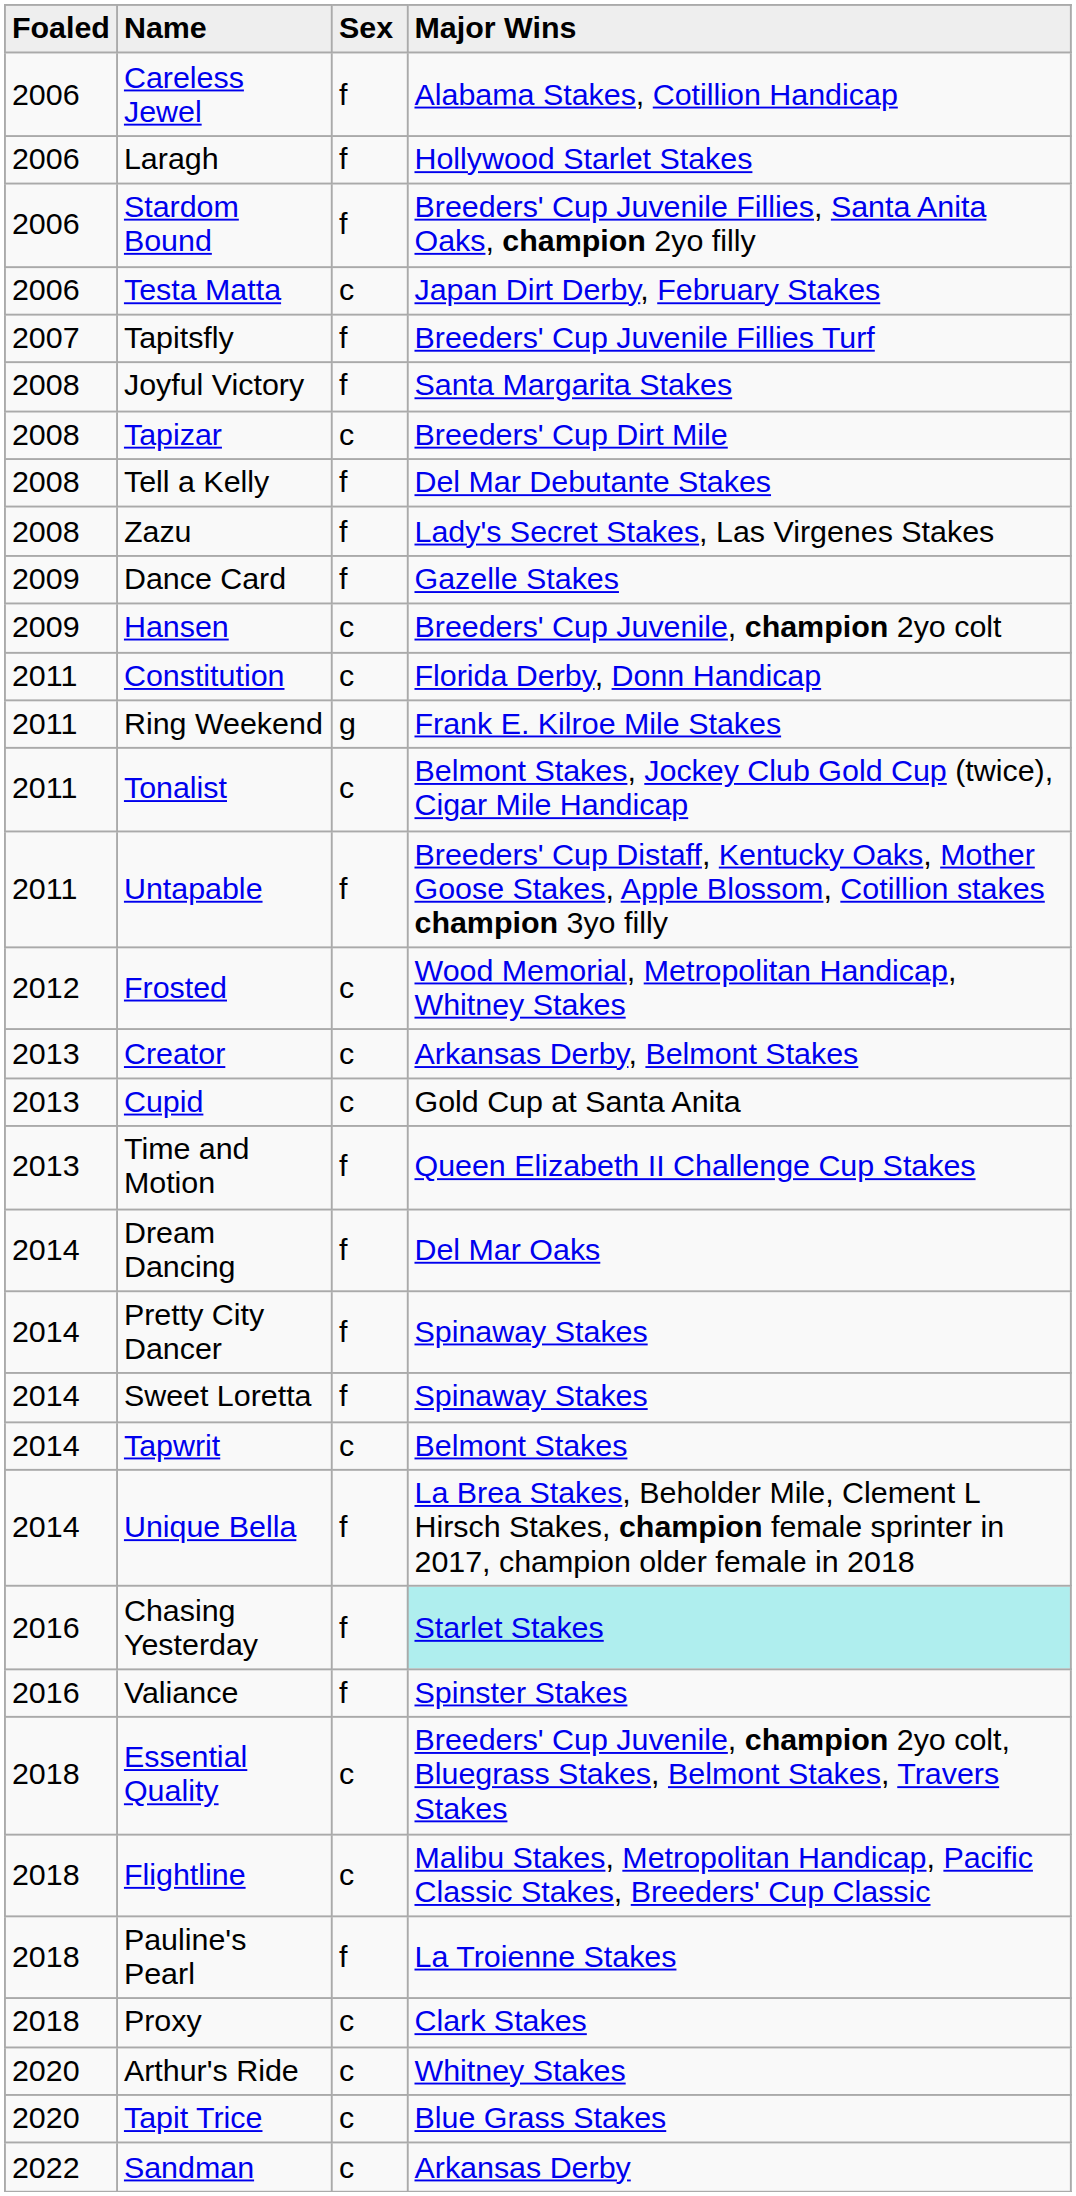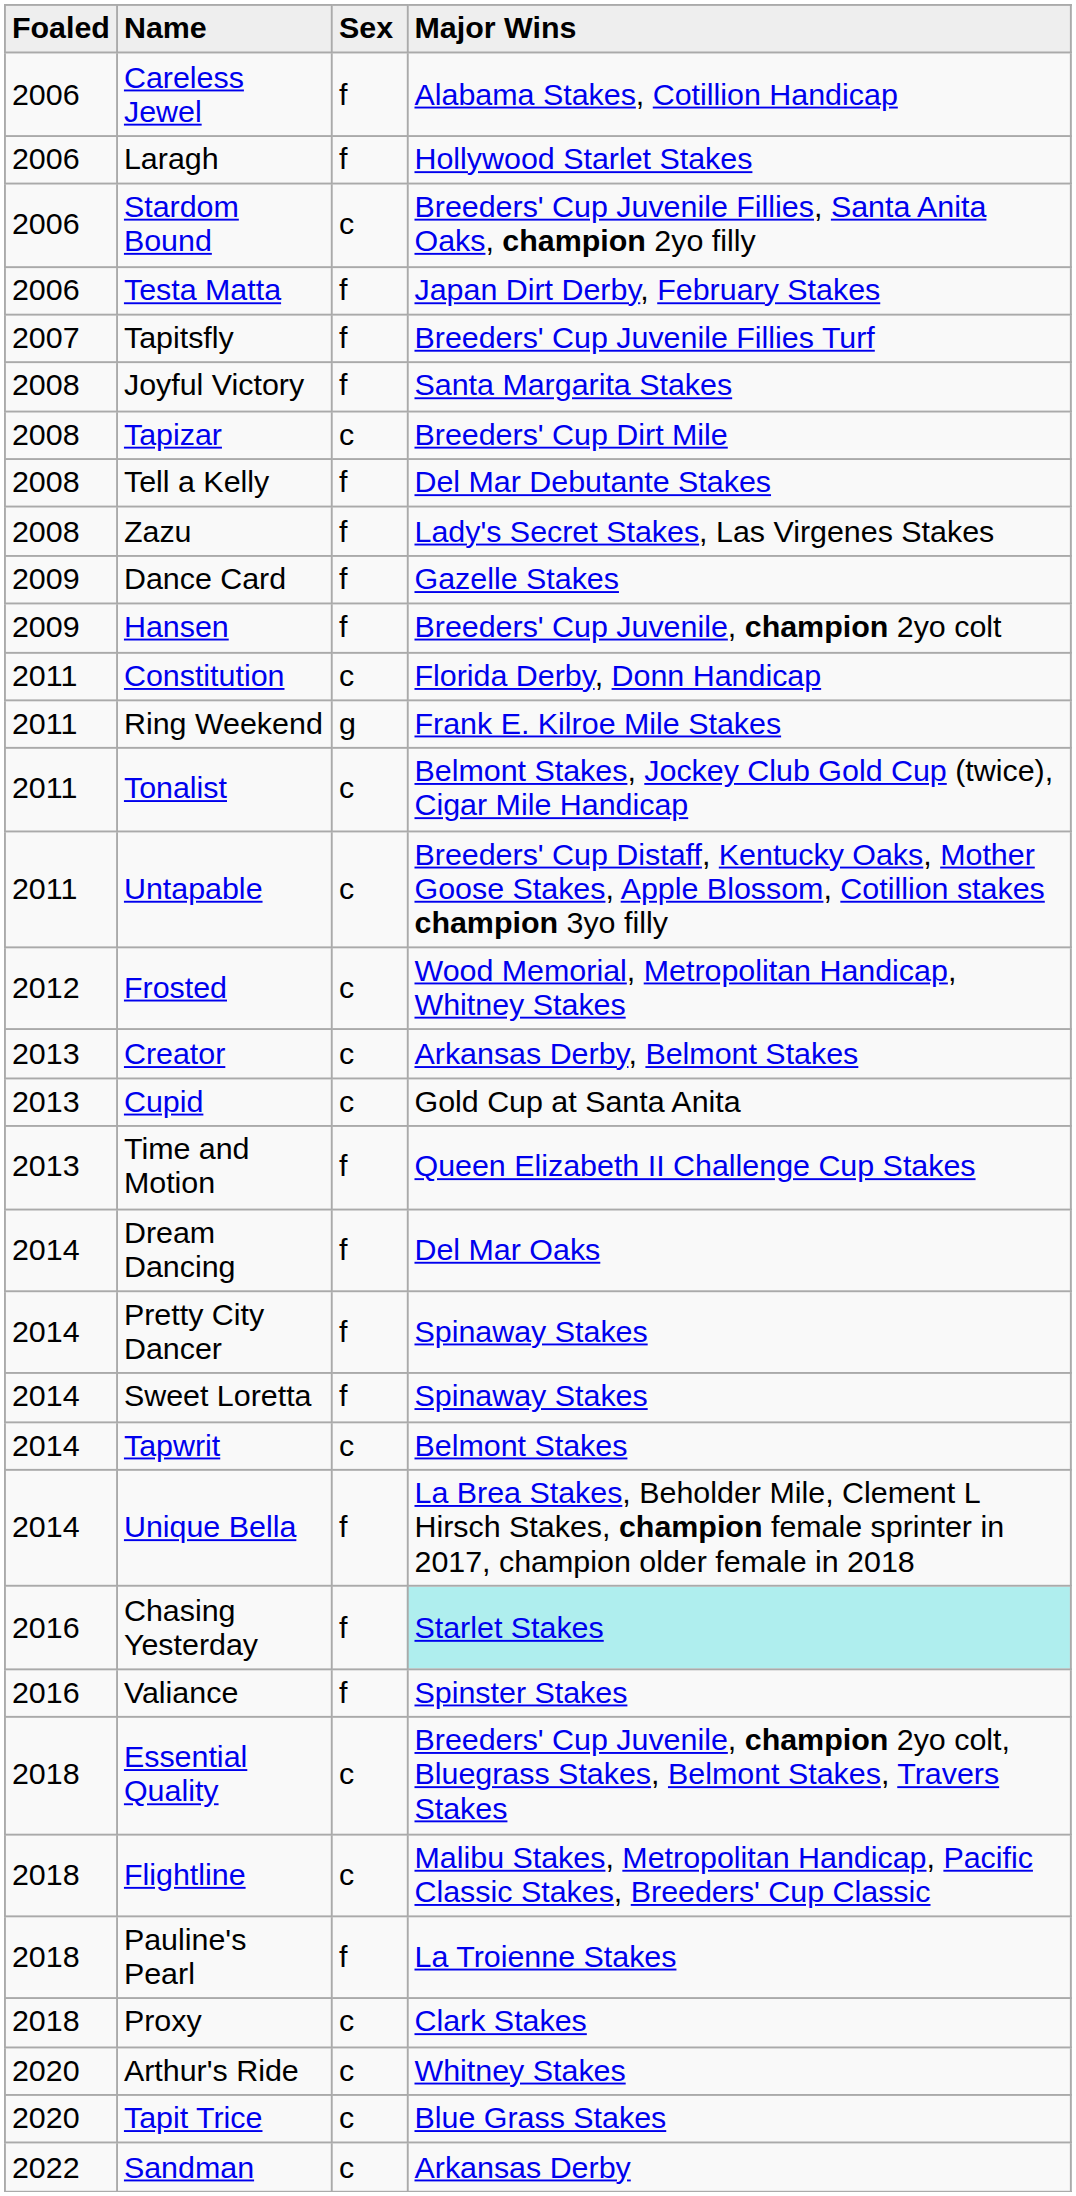(343, 224) f -> (347, 224) c
(347, 289) c -> (343, 289) f
(347, 627) c -> (343, 627) f
(343, 888) f -> (347, 888) c
